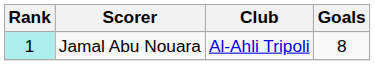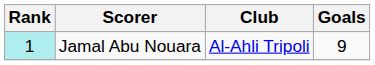(342, 45) 8 -> (342, 45) 9
